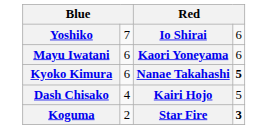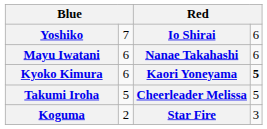(183, 54) Kaori Yoneyama -> (192, 54) Nanae Takahashi
(183, 74) Nanae Takahashi -> (192, 74) Kaori Yoneyama
+ row: (62, 94)
- row: (71, 94)
(239, 114) bold -> (256, 114) normal
